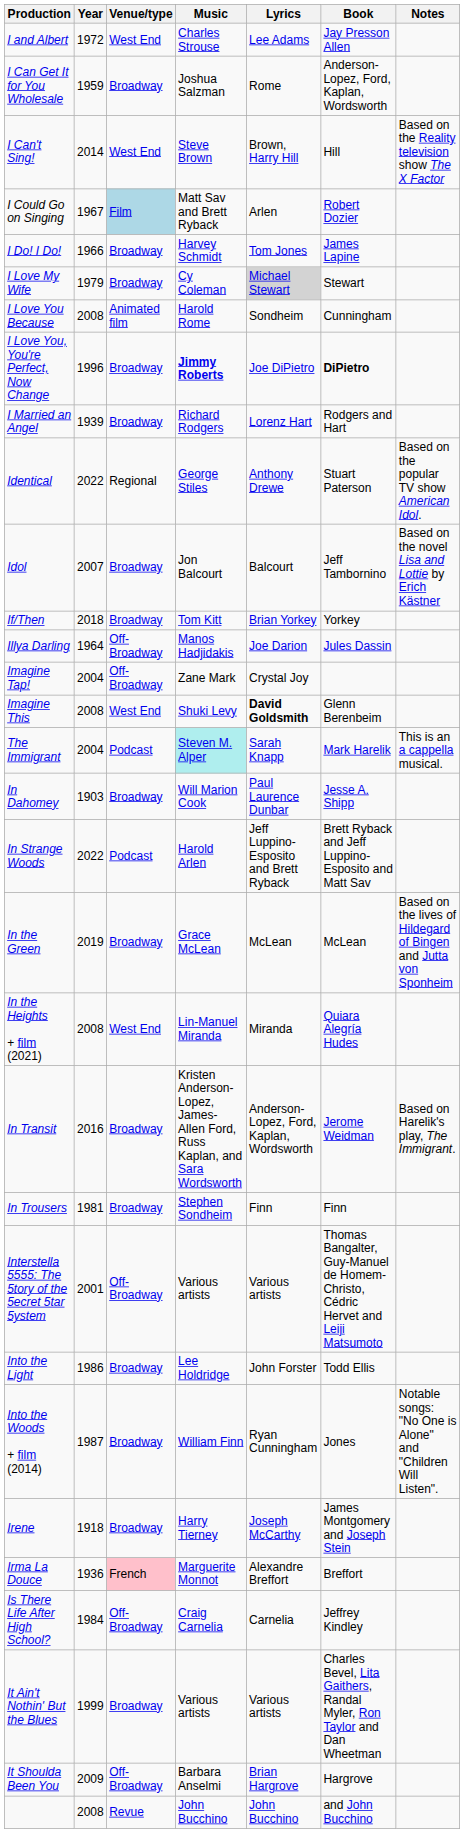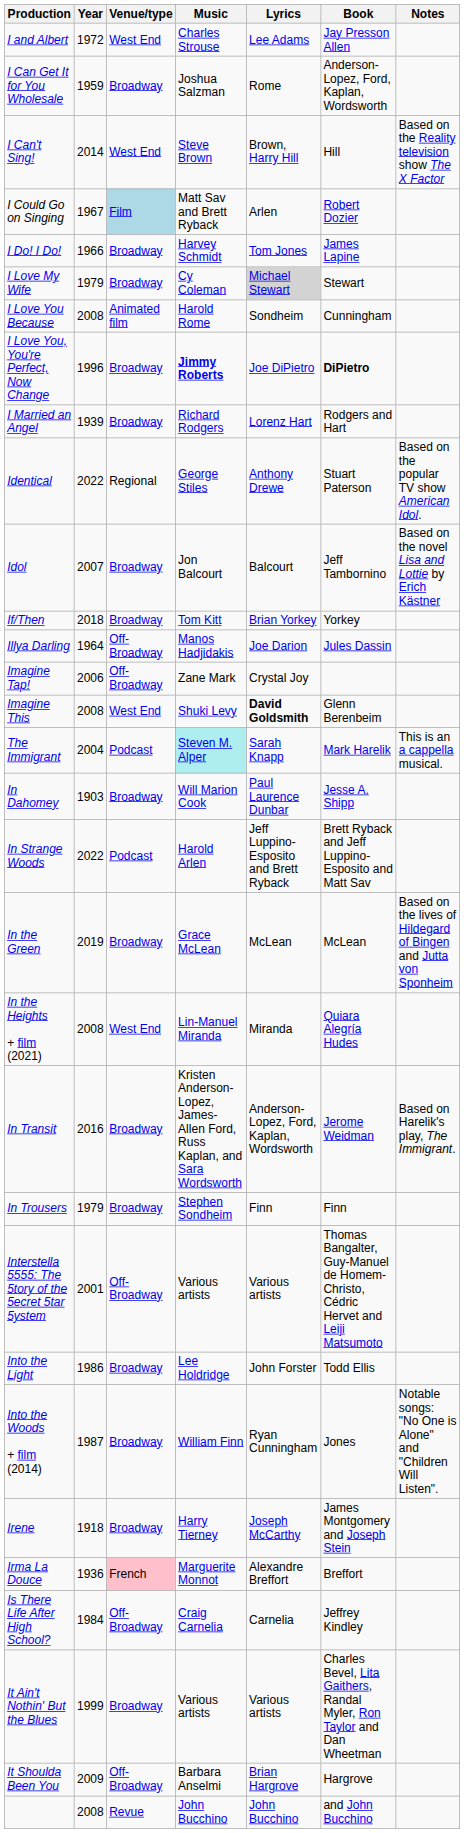(90, 678) 2004 -> (90, 678) 2006
(90, 1208) 1981 -> (90, 1208) 1979
